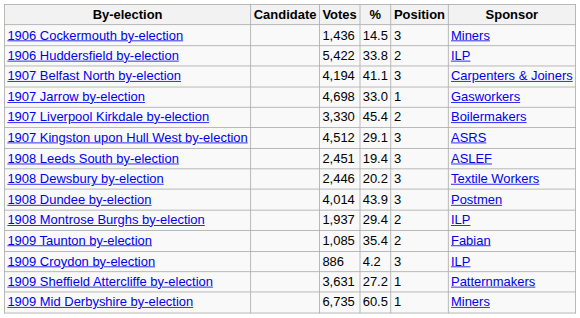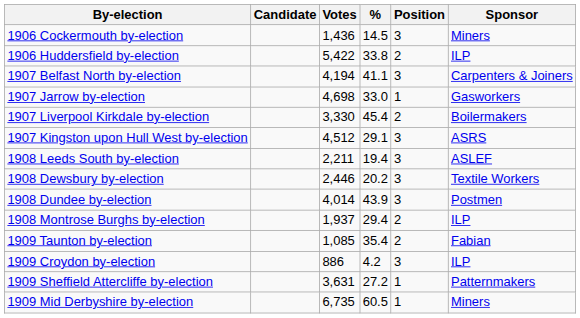(339, 158) 2,451 -> (338, 158) 2,211
